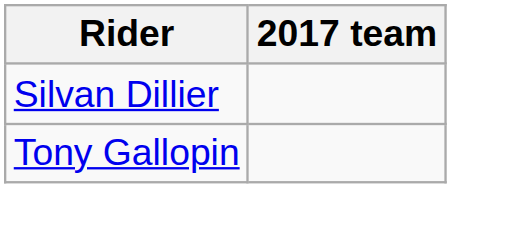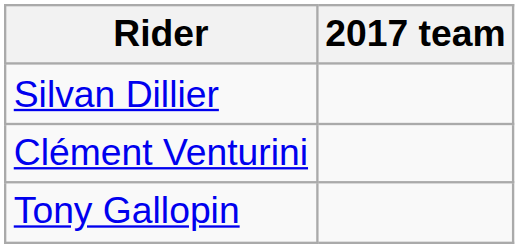+ row: (161, 152)
